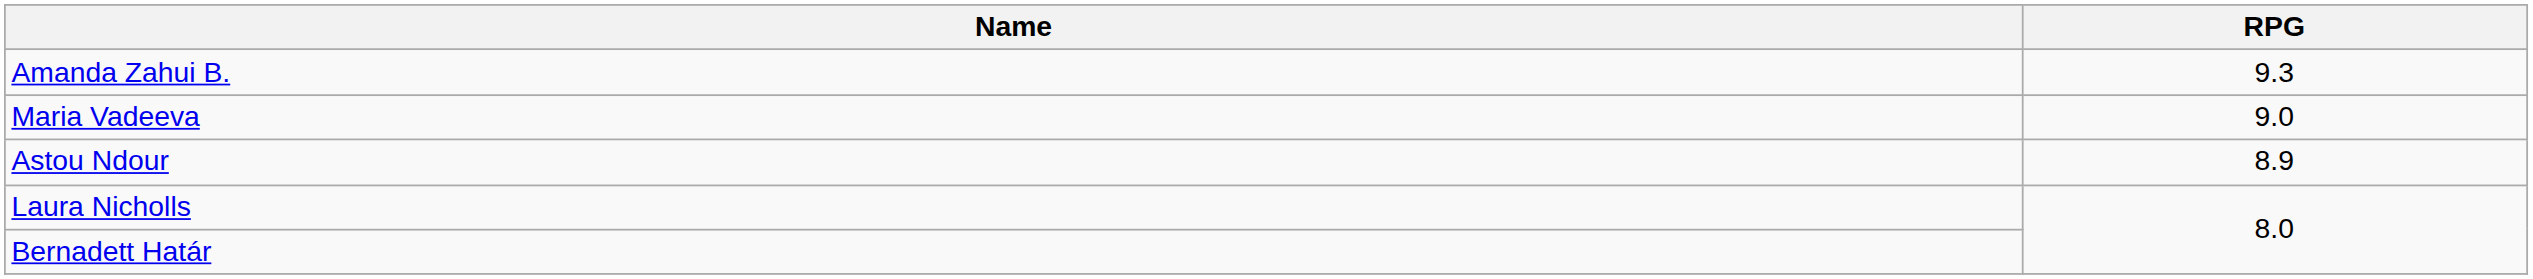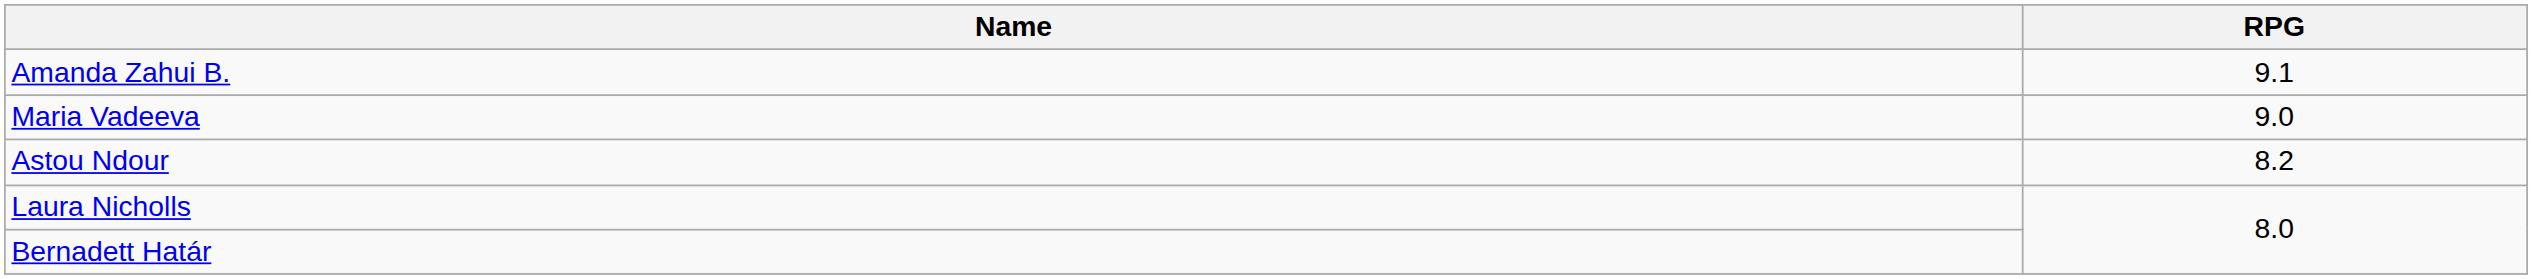(2274, 71) 9.3 -> (2274, 71) 9.1
(2274, 161) 8.9 -> (2274, 161) 8.2
